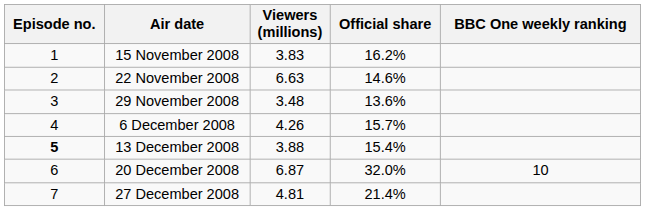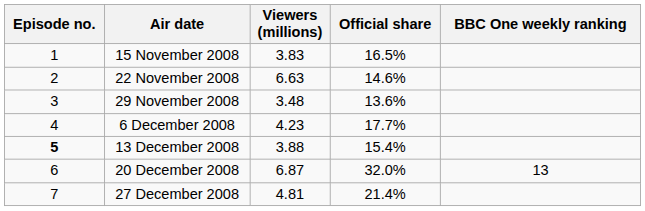(385, 55) 16.2% -> (385, 55) 16.5%
(290, 124) 4.26 -> (290, 124) 4.23
(385, 124) 15.7% -> (385, 124) 17.7%
(540, 170) 10 -> (540, 170) 13
